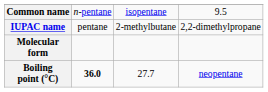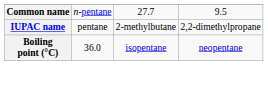(146, 12) isopentane -> (146, 12) 27.7
- row: (38, 47)
(93, 73) bold -> (93, 47) normal
(146, 73) 27.7 -> (146, 47) isopentane
